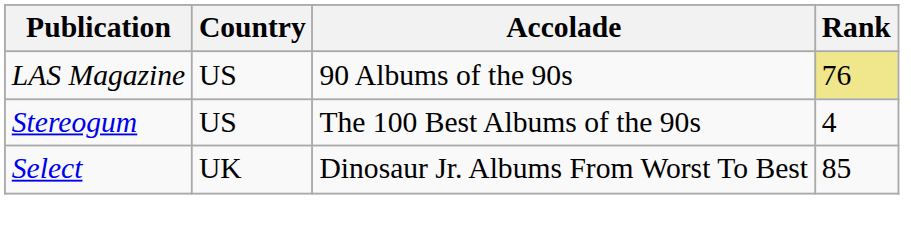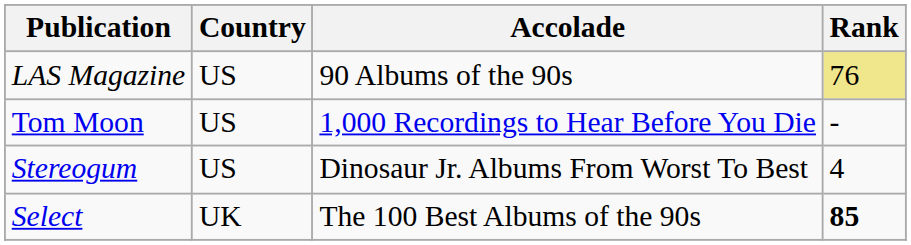+ row: (78, 121)
(510, 121) The 100 Best Albums of the 90s -> (564, 168) Dinosaur Jr. Albums From Worst To Best
(564, 168) Dinosaur Jr. Albums From Worst To Best -> (510, 215) The 100 Best Albums of the 90s
(837, 168) normal -> (844, 215) bold
